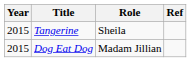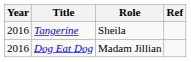(18, 30) 2015 -> (18, 30) 2016
(18, 48) 2015 -> (18, 48) 2016
